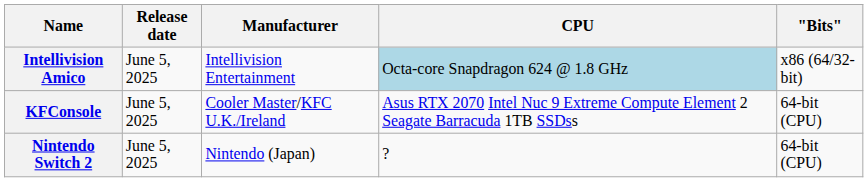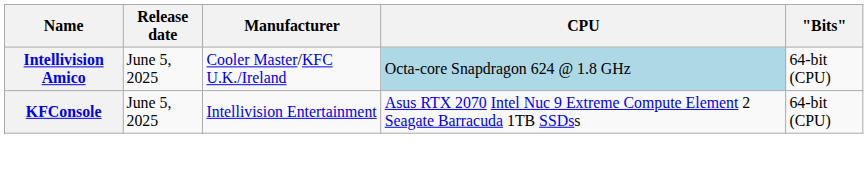(250, 68) Intellivision Entertainment -> (270, 68) Cooler Master/KFC U.K./Ireland
(818, 68) x86 (64/32-bit) -> (810, 68) 64-bit (CPU)
(269, 111) Cooler Master/KFC U.K./Ireland -> (292, 111) Intellivision Entertainment
- row: (63, 154)
